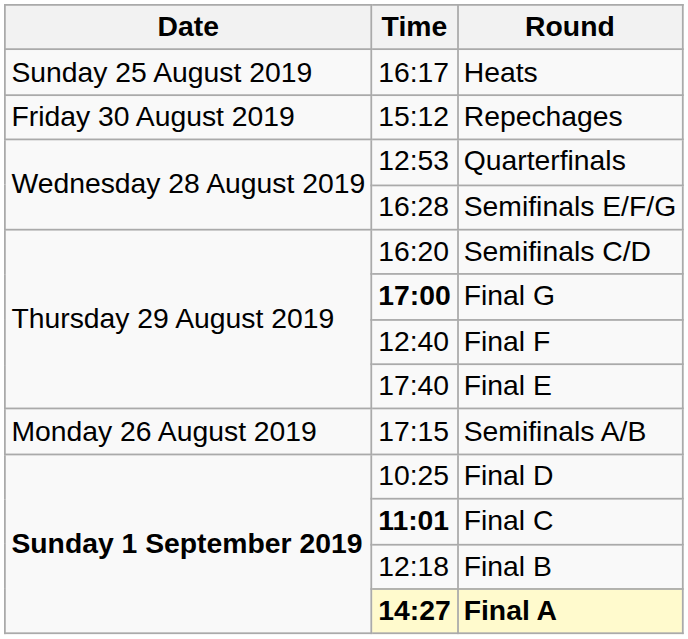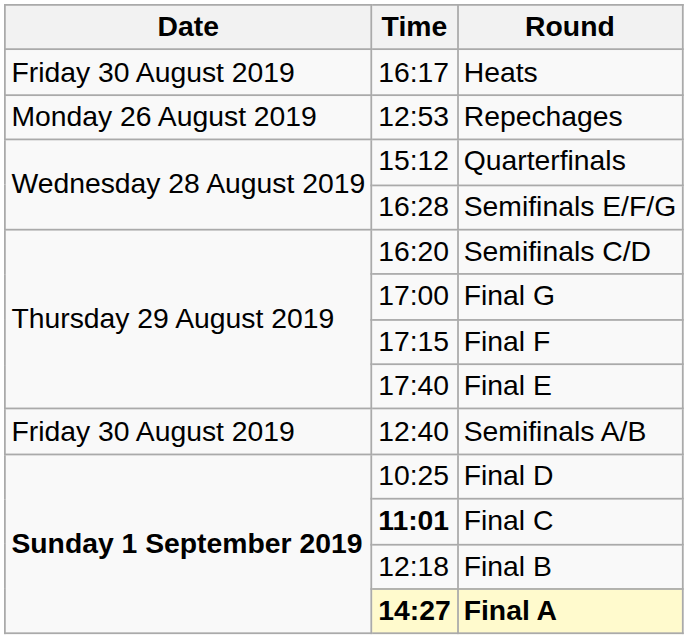(162, 71) Sunday 25 August 2019 -> (153, 71) Friday 30 August 2019
(153, 116) Friday 30 August 2019 -> (164, 116) Monday 26 August 2019
(414, 116) 15:12 -> (414, 116) 12:53
(414, 161) 12:53 -> (414, 161) 15:12
(414, 296) bold -> (414, 296) normal
(414, 341) 12:40 -> (414, 341) 17:15
(164, 431) Monday 26 August 2019 -> (153, 431) Friday 30 August 2019
(414, 431) 17:15 -> (414, 431) 12:40
